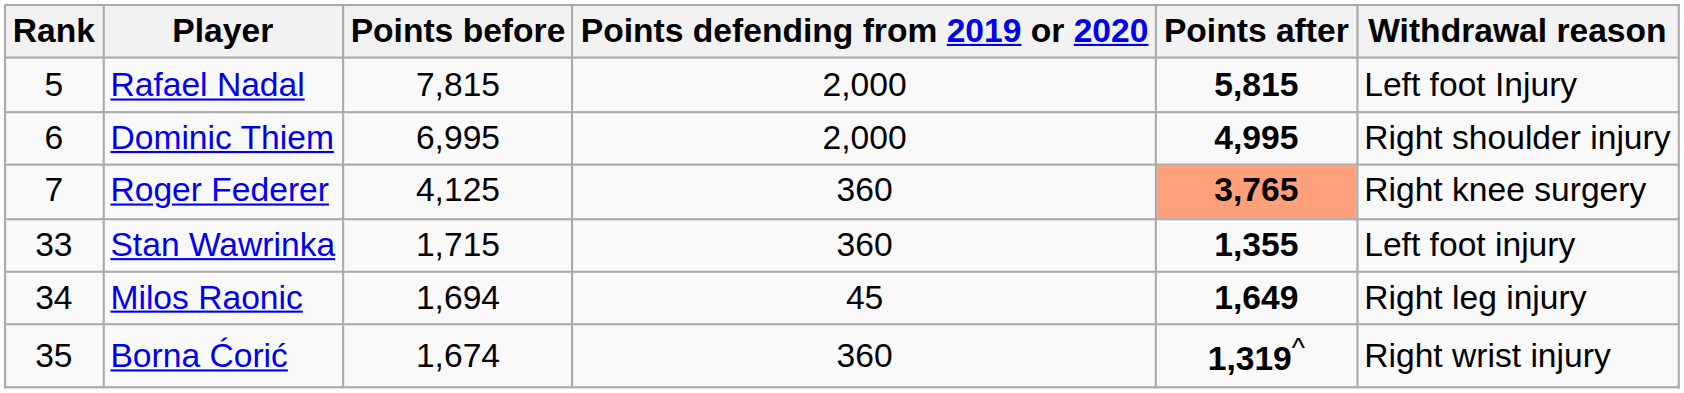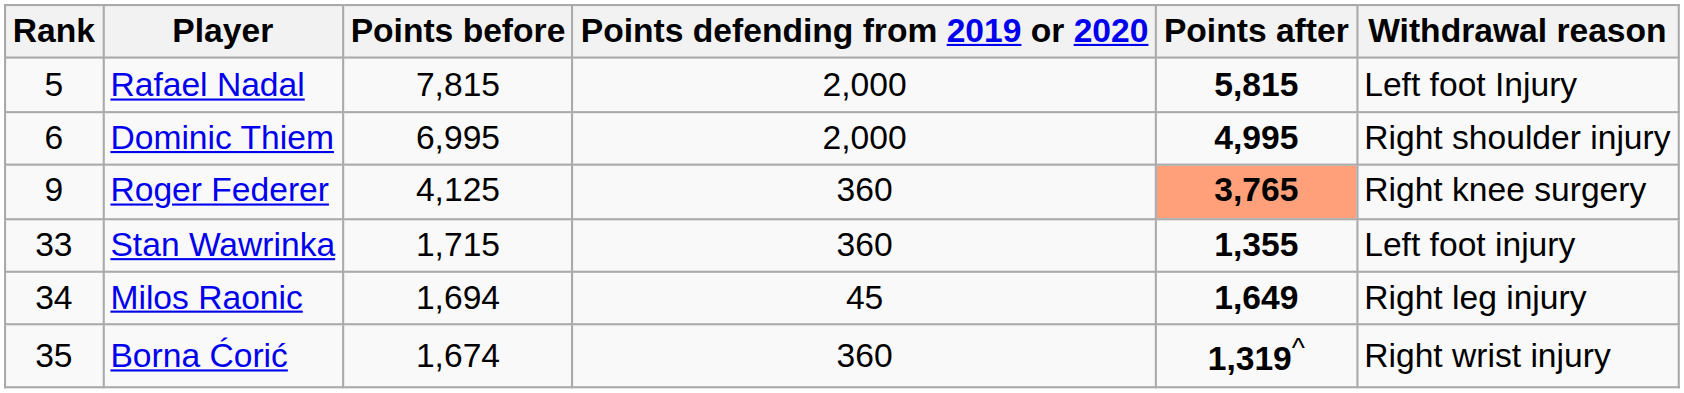(54, 191) 7 -> (54, 191) 9
